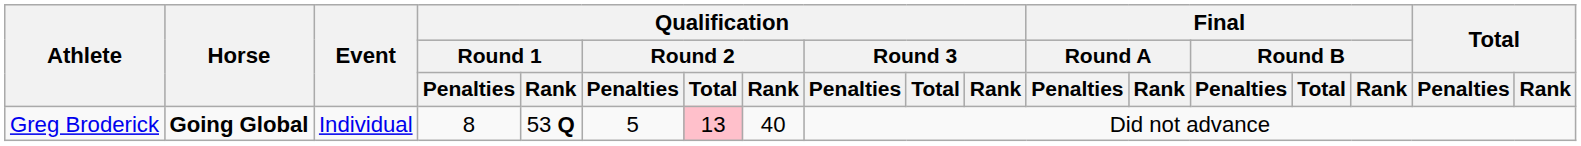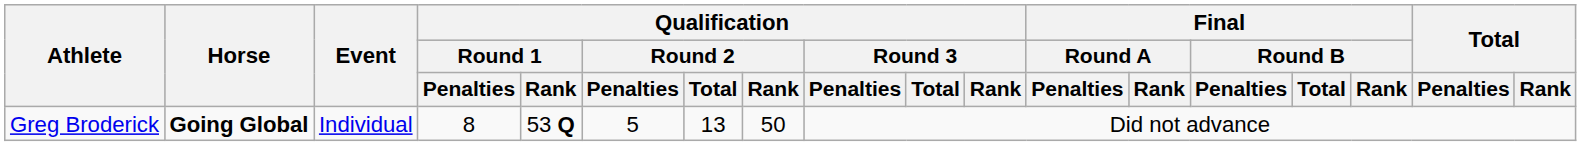(713, 124) pink background -> (713, 124) no background
(773, 124) 40 -> (773, 124) 50
